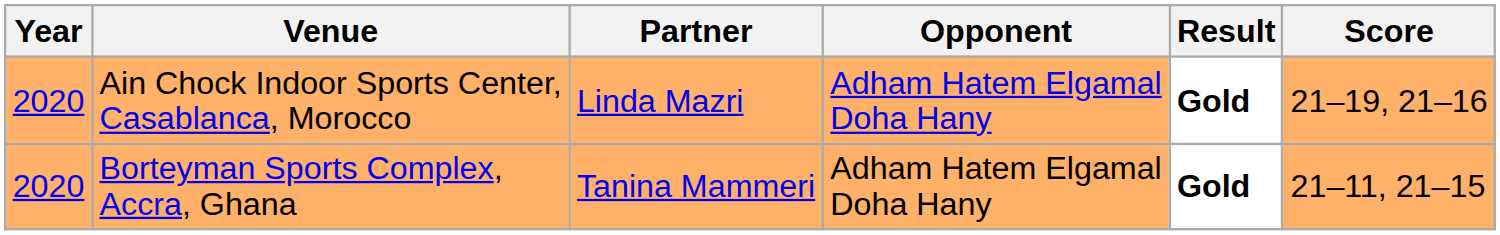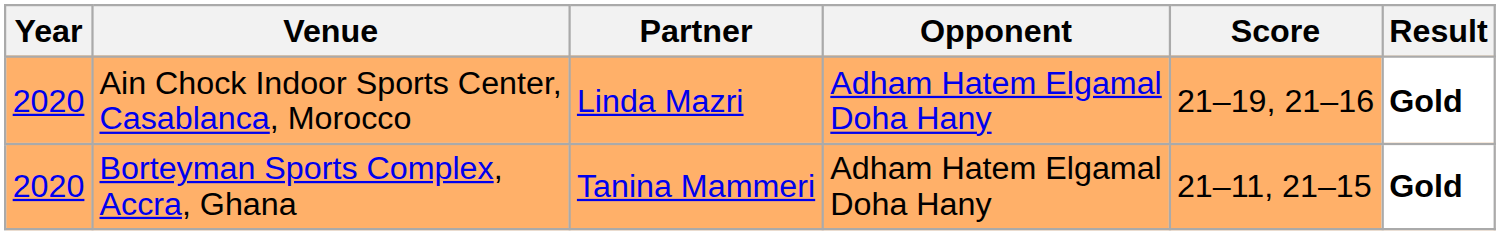columns swapped: (1389, 31) <-> (1226, 31)
